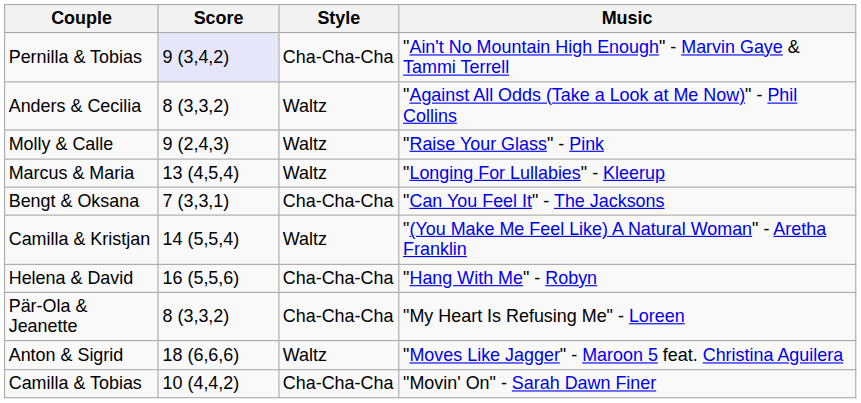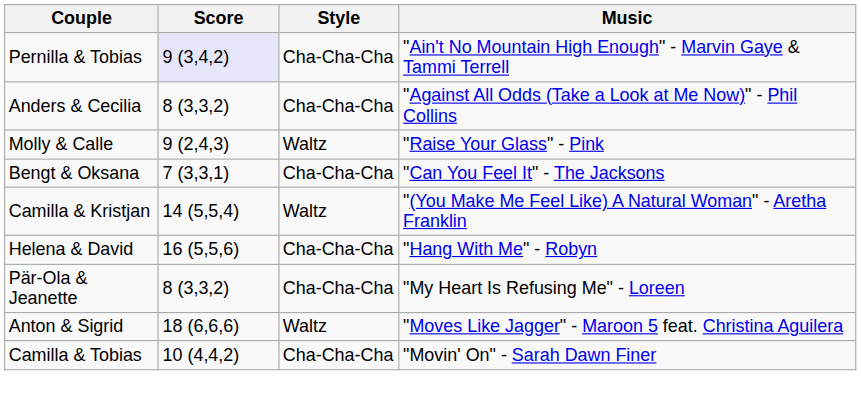(305, 105) Waltz -> (338, 105) Cha-Cha-Cha
- row: (71, 172)
